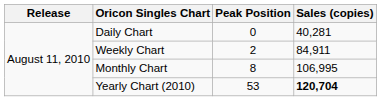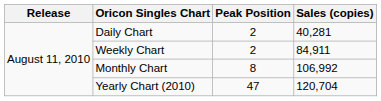(253, 31) 0 -> (253, 31) 2
(317, 68) 106,995 -> (317, 68) 106,992
(253, 86) 53 -> (253, 86) 47
(317, 86) bold -> (317, 86) normal
